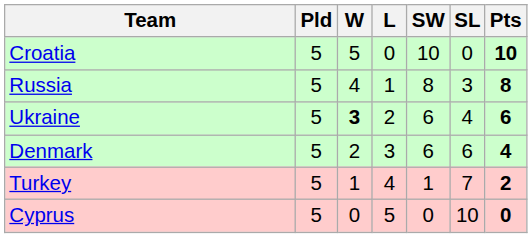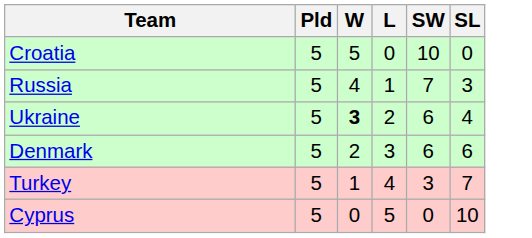- column: (506, 20)
(428, 85) 8 -> (428, 85) 7
(428, 183) 1 -> (428, 183) 3
